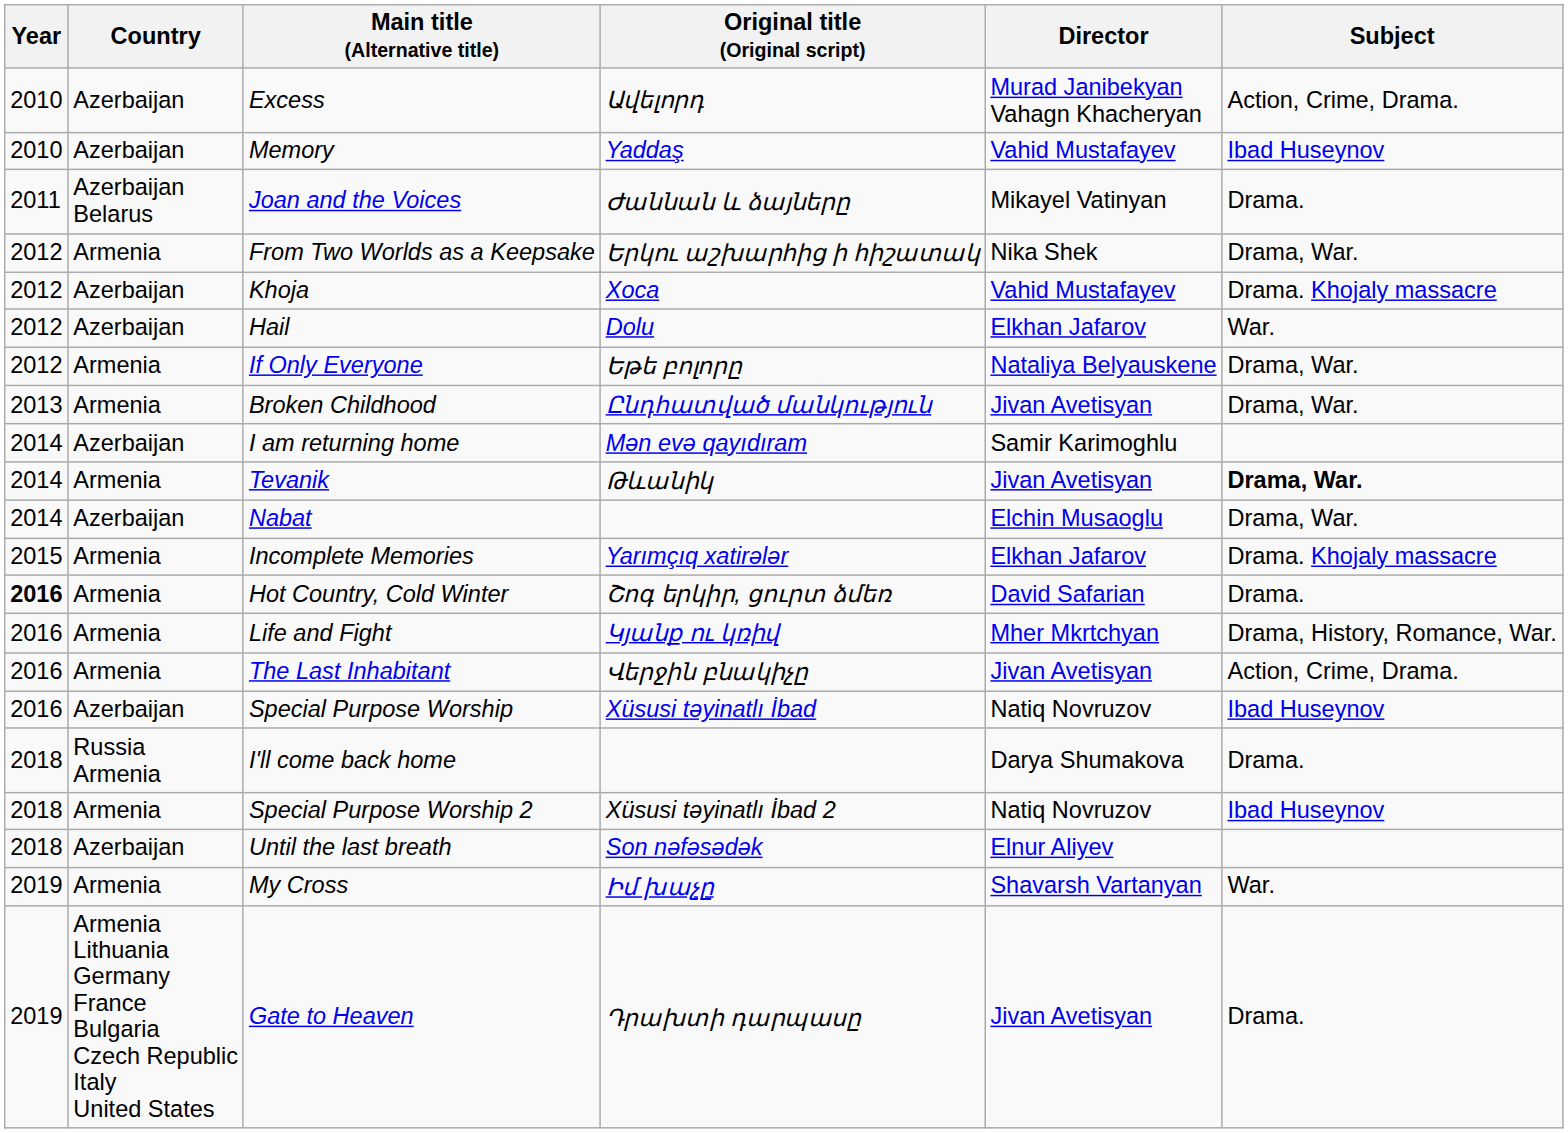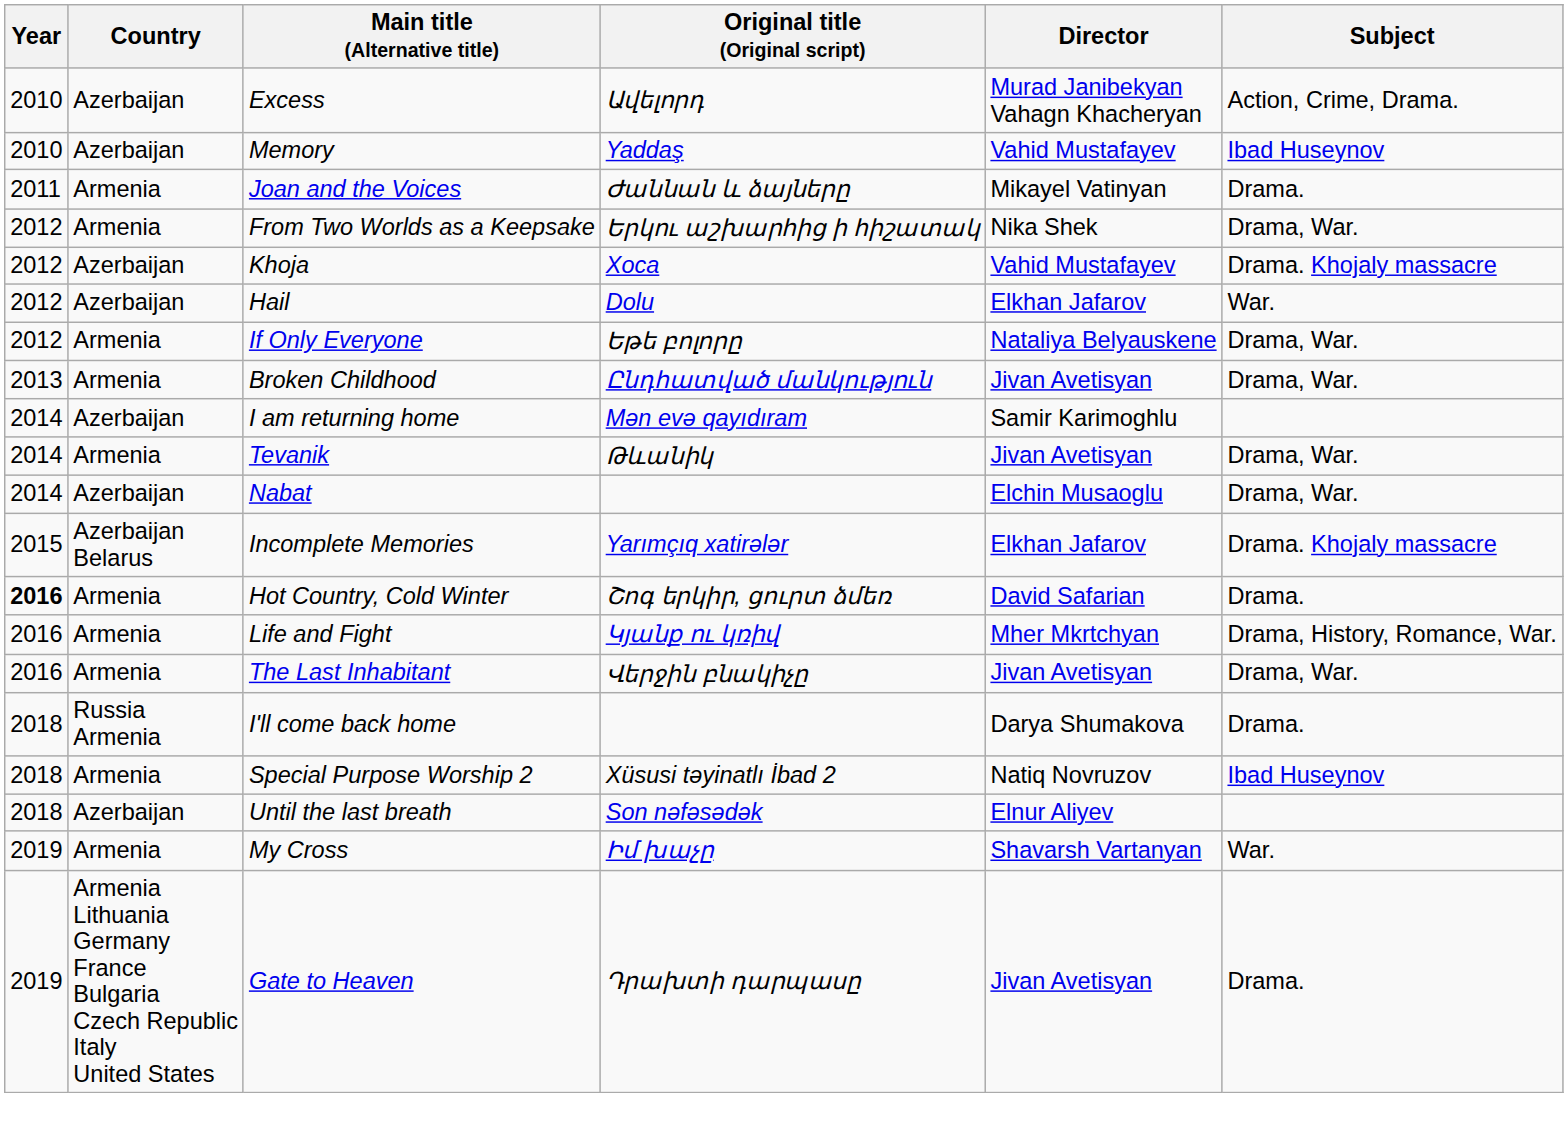(129, 201) Azerbaijan Belarus -> (117, 188) Armenia
(1295, 480) bold -> (1293, 455) normal
(117, 556) Armenia -> (129, 544) Azerbaijan Belarus
(1343, 671) Action, Crime, Drama. -> (1293, 673) Drama, War.
- row: (381, 709)
